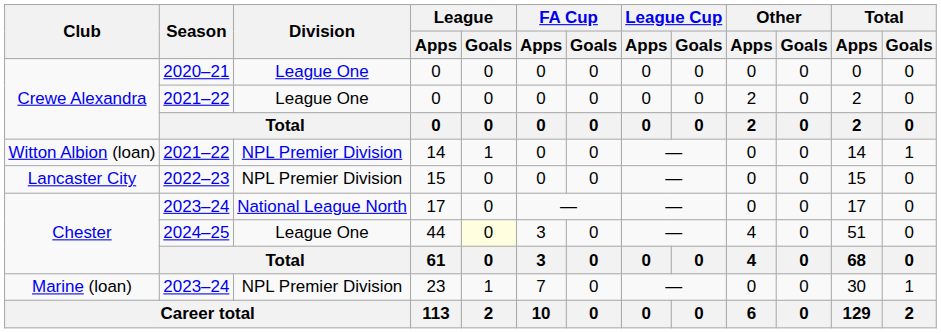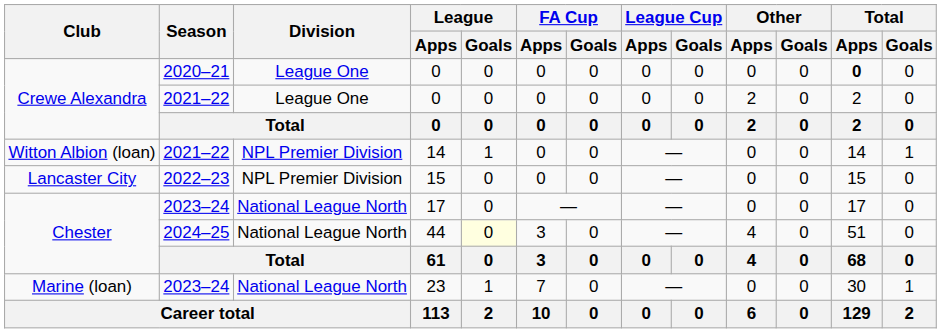(857, 71) normal -> (857, 71) bold
(322, 233) League One -> (322, 233) National League North
(322, 286) NPL Premier Division -> (322, 286) National League North
